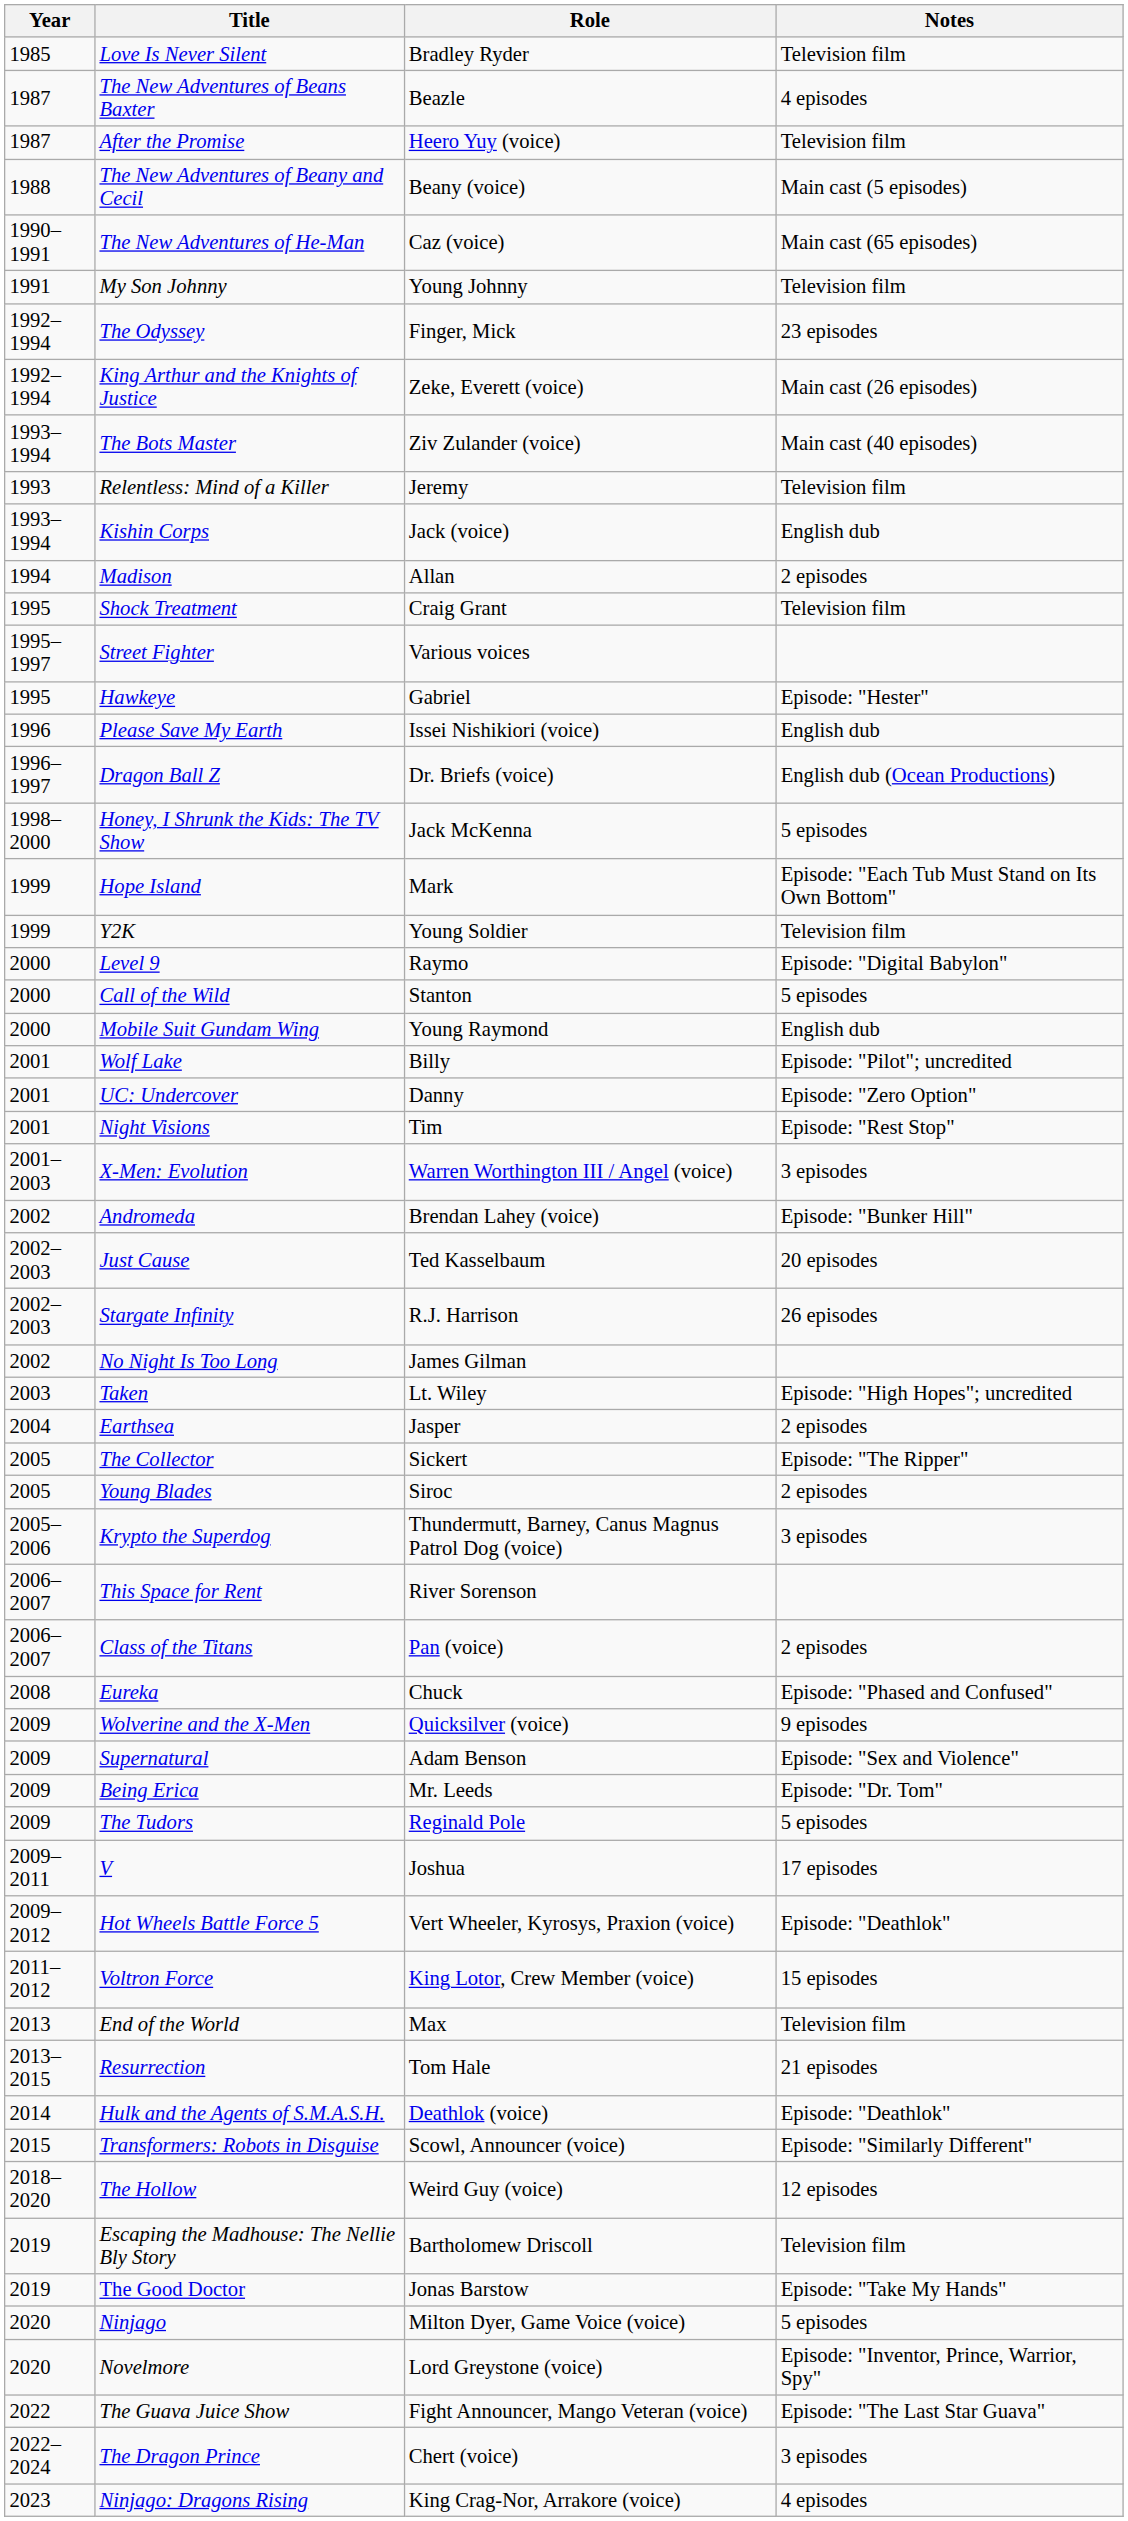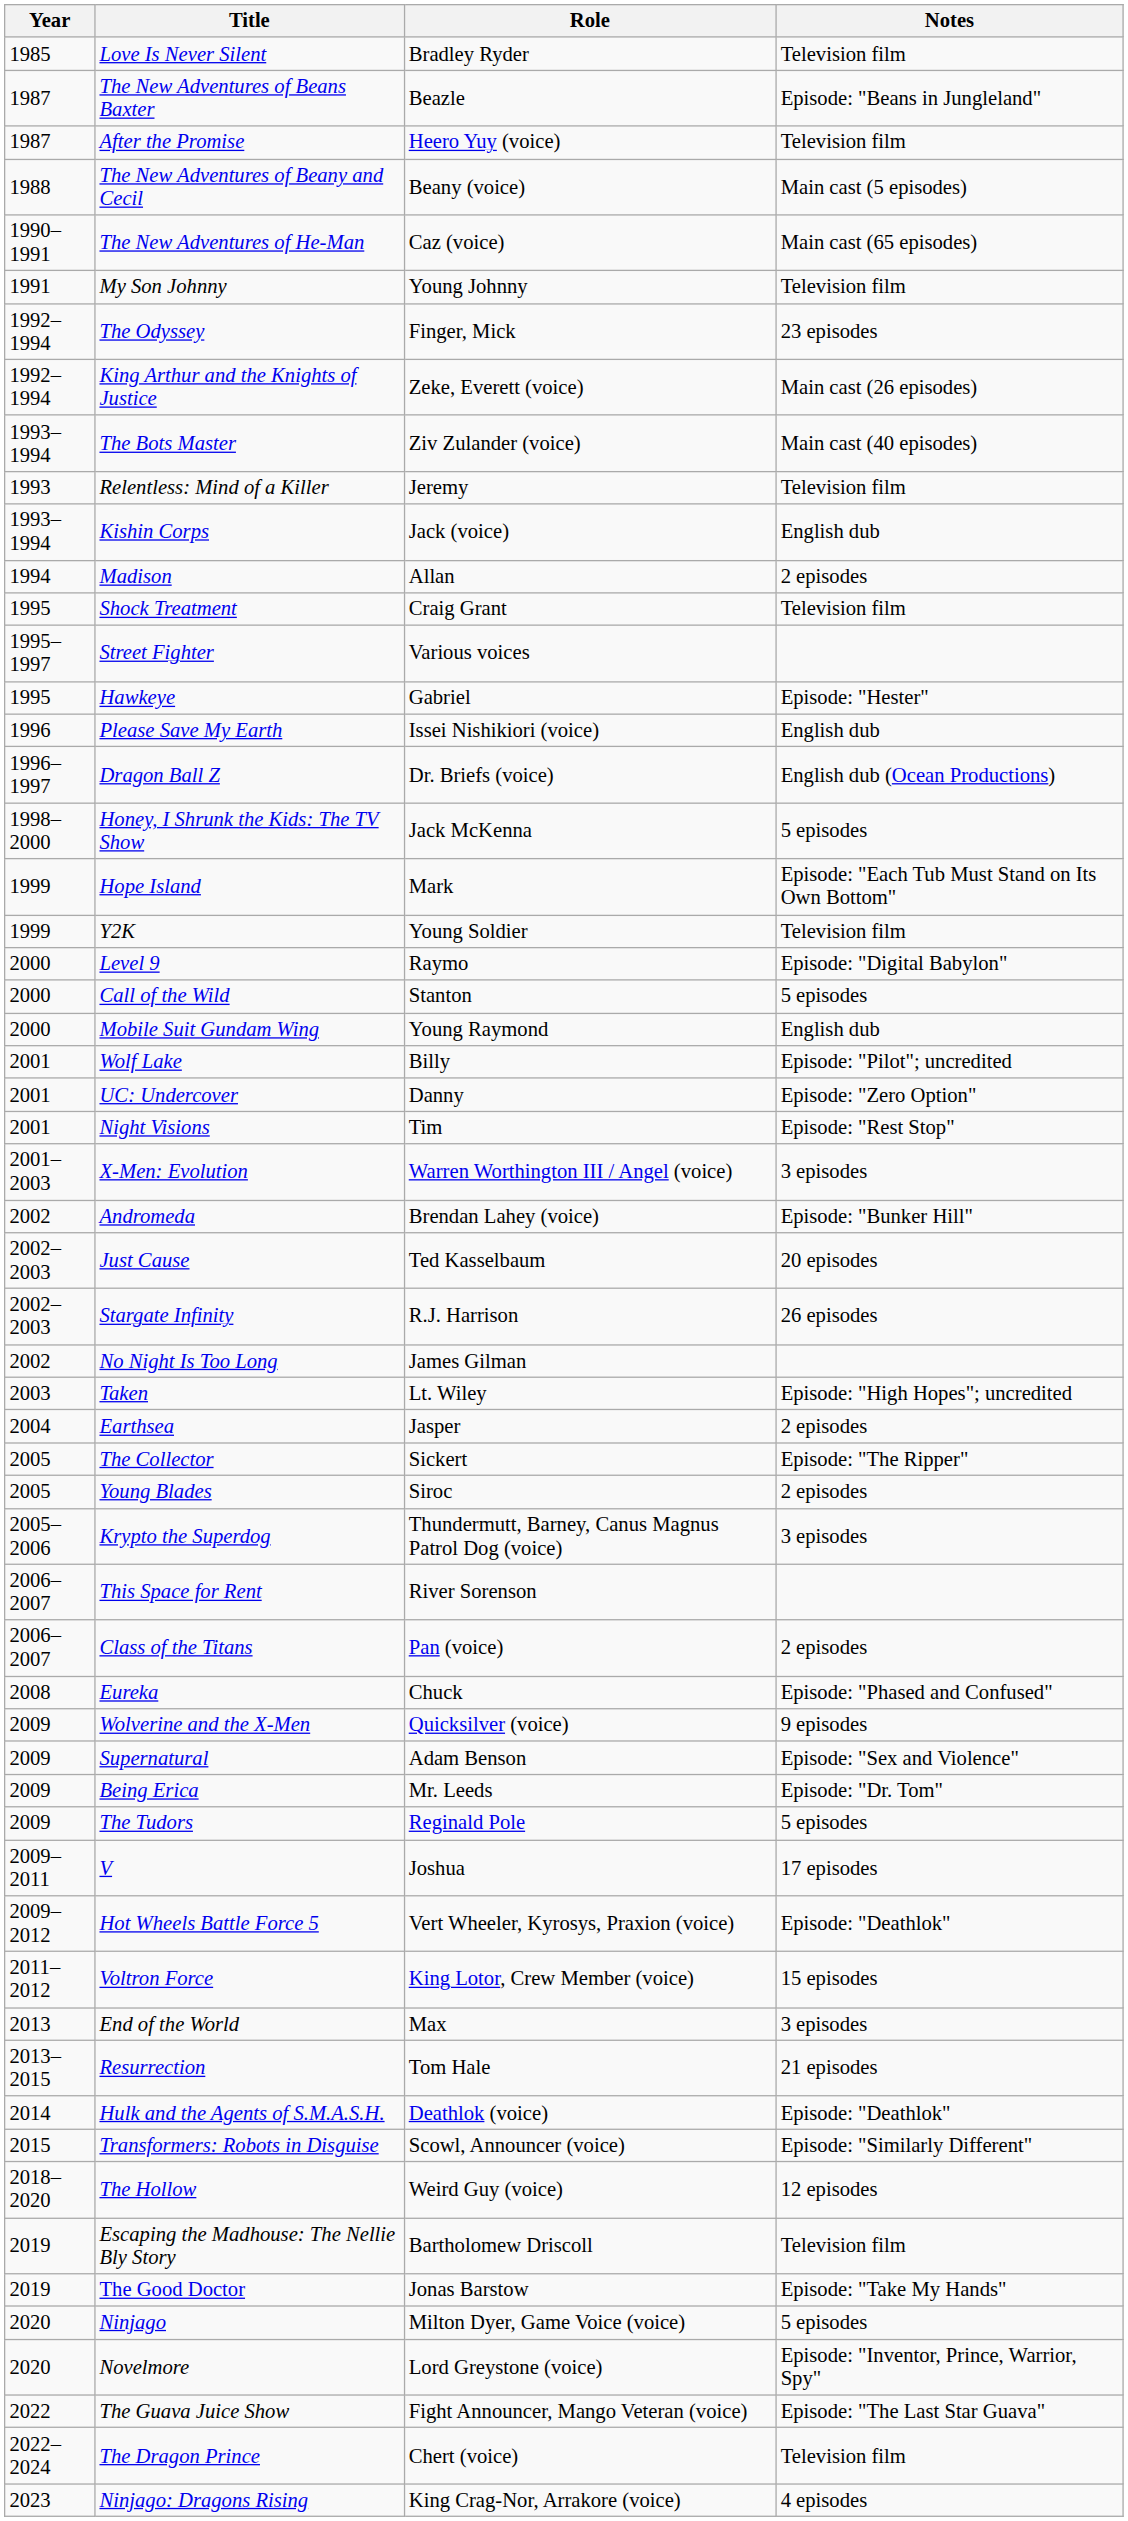(824, 97) 4 episodes -> (911, 97) Episode: "Beans in Jungleland"
(843, 2023) Television film -> (824, 2023) 3 episodes
(824, 2455) 3 episodes -> (843, 2455) Television film
